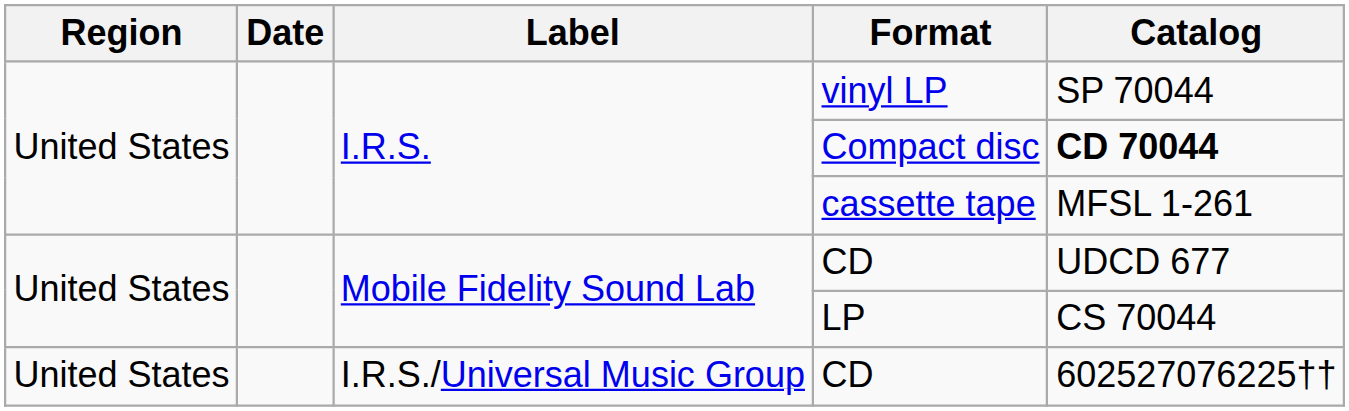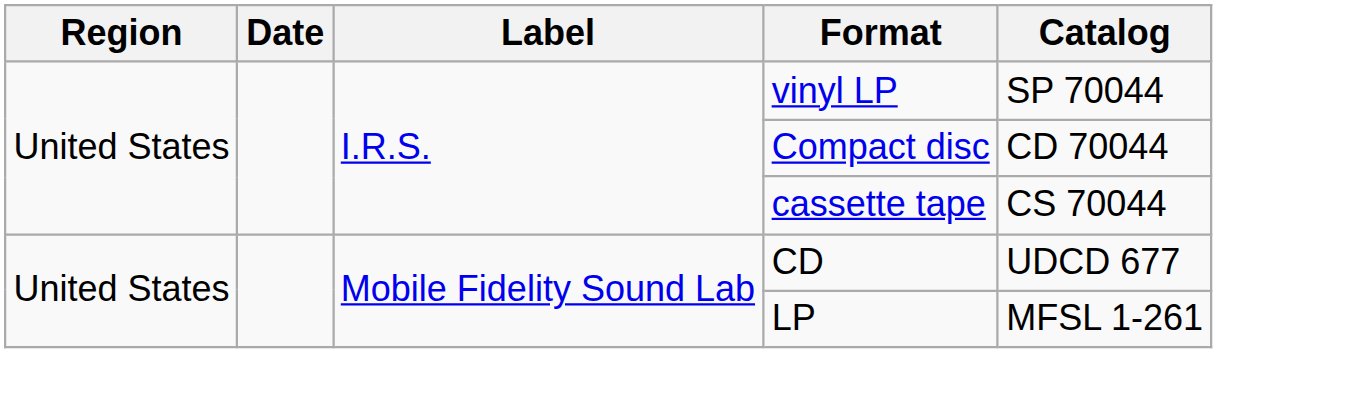(1137, 147) bold -> (1087, 147) normal
(1155, 204) MFSL 1-261 -> (1086, 204) CS 70044
(1136, 318) CS 70044 -> (1105, 318) MFSL 1-261
- row: (573, 375)
